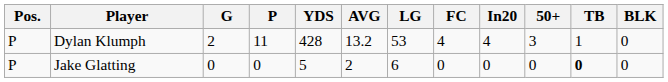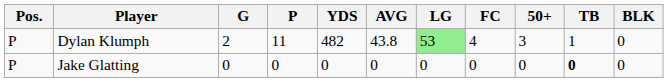- column: (502, 16)
(311, 41) 428 -> (332, 41) 482
(358, 41) 13.2 -> (384, 41) 43.8
(399, 41) no background -> (427, 41) lightgreen background
(303, 65) 5 -> (325, 65) 0
(349, 65) 2 -> (374, 65) 0
(395, 65) 6 -> (424, 65) 0
